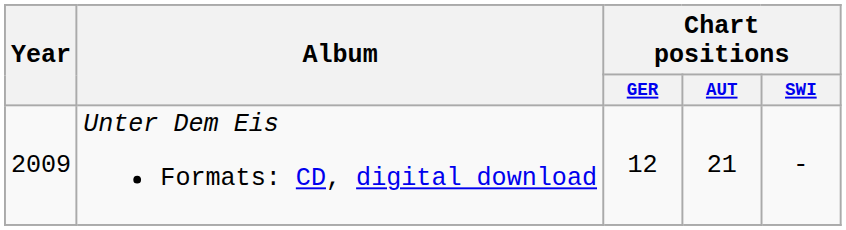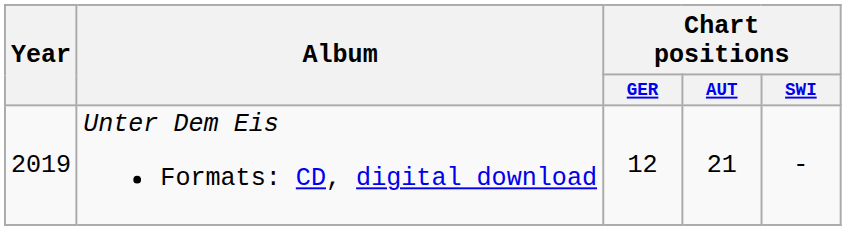(41, 165) 2009 -> (41, 165) 2019
